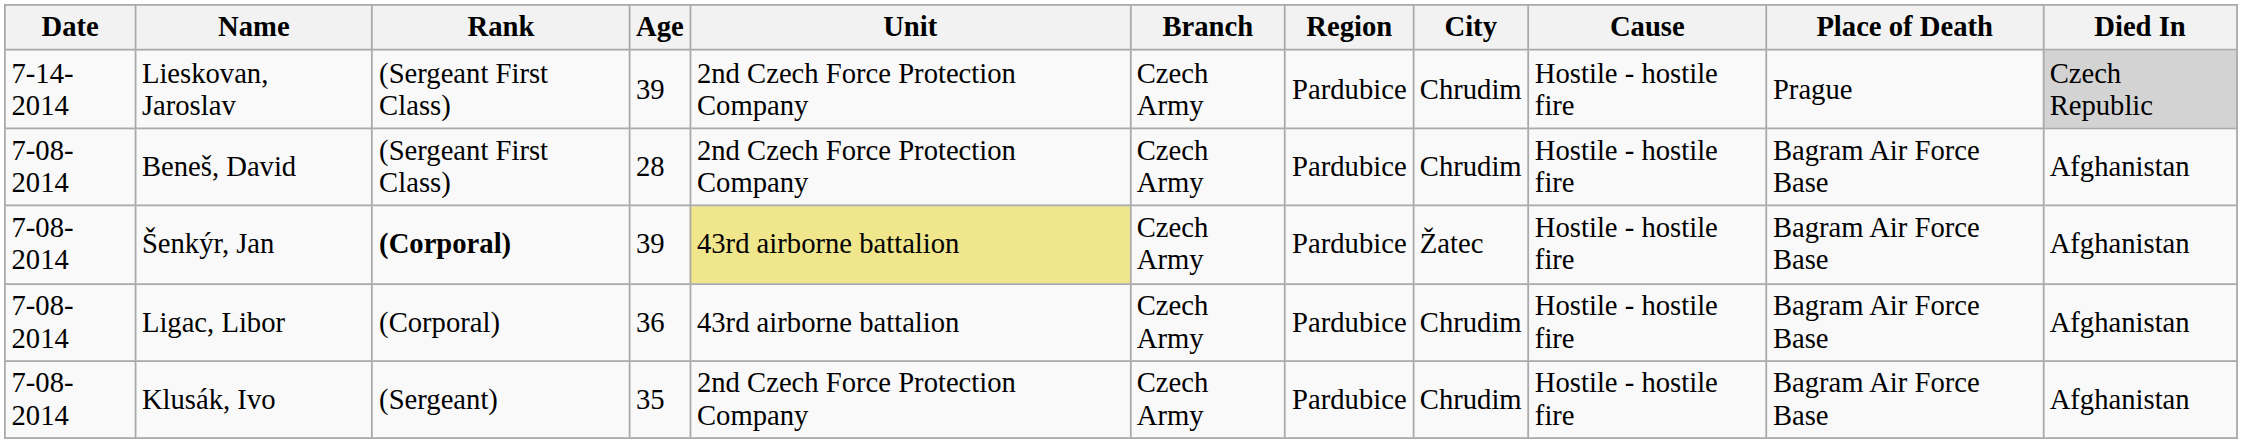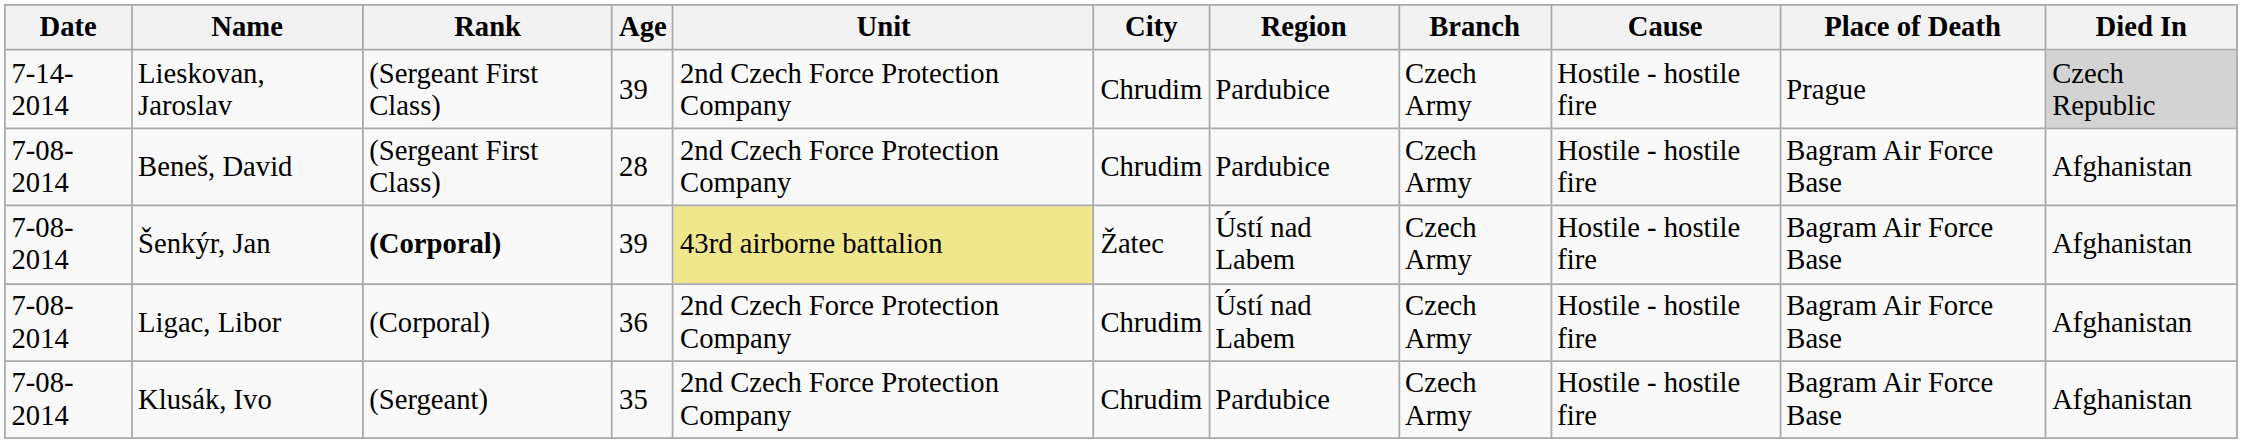columns swapped: (1208, 27) <-> (1471, 27)
(1349, 244) Pardubice -> (1264, 244) Ústí nad Labem
(828, 321) 43rd airborne battalion -> (839, 321) 2nd Czech Force Protection Company
(1349, 321) Pardubice -> (1264, 321) Ústí nad Labem
